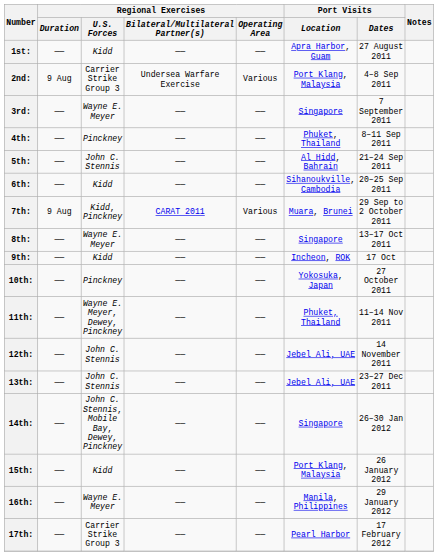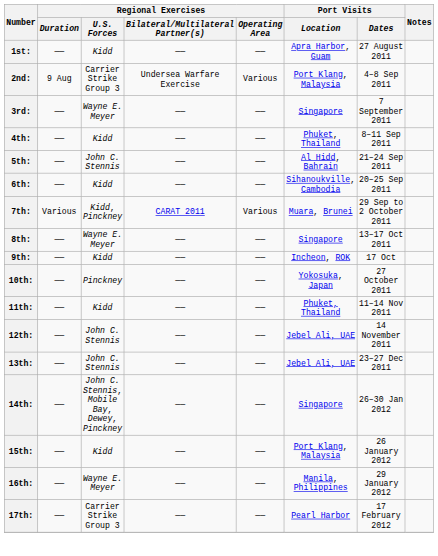(103, 139) Pinckney -> (103, 139) Kidd
(59, 212) 9 Aug -> (59, 212) Various
(103, 318) Wayne E. Meyer, Dewey, Pinckney -> (103, 308) Kidd
